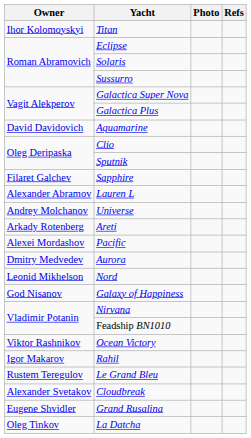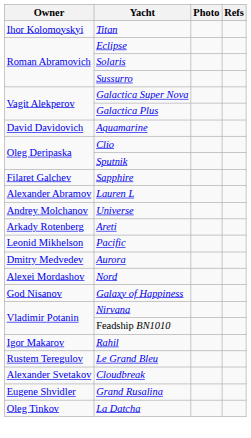(46, 243) Alexei Mordashov -> (45, 243) Leonid Mikhelson
(45, 276) Leonid Mikhelson -> (46, 276) Alexei Mordashov
- row: (126, 342)
